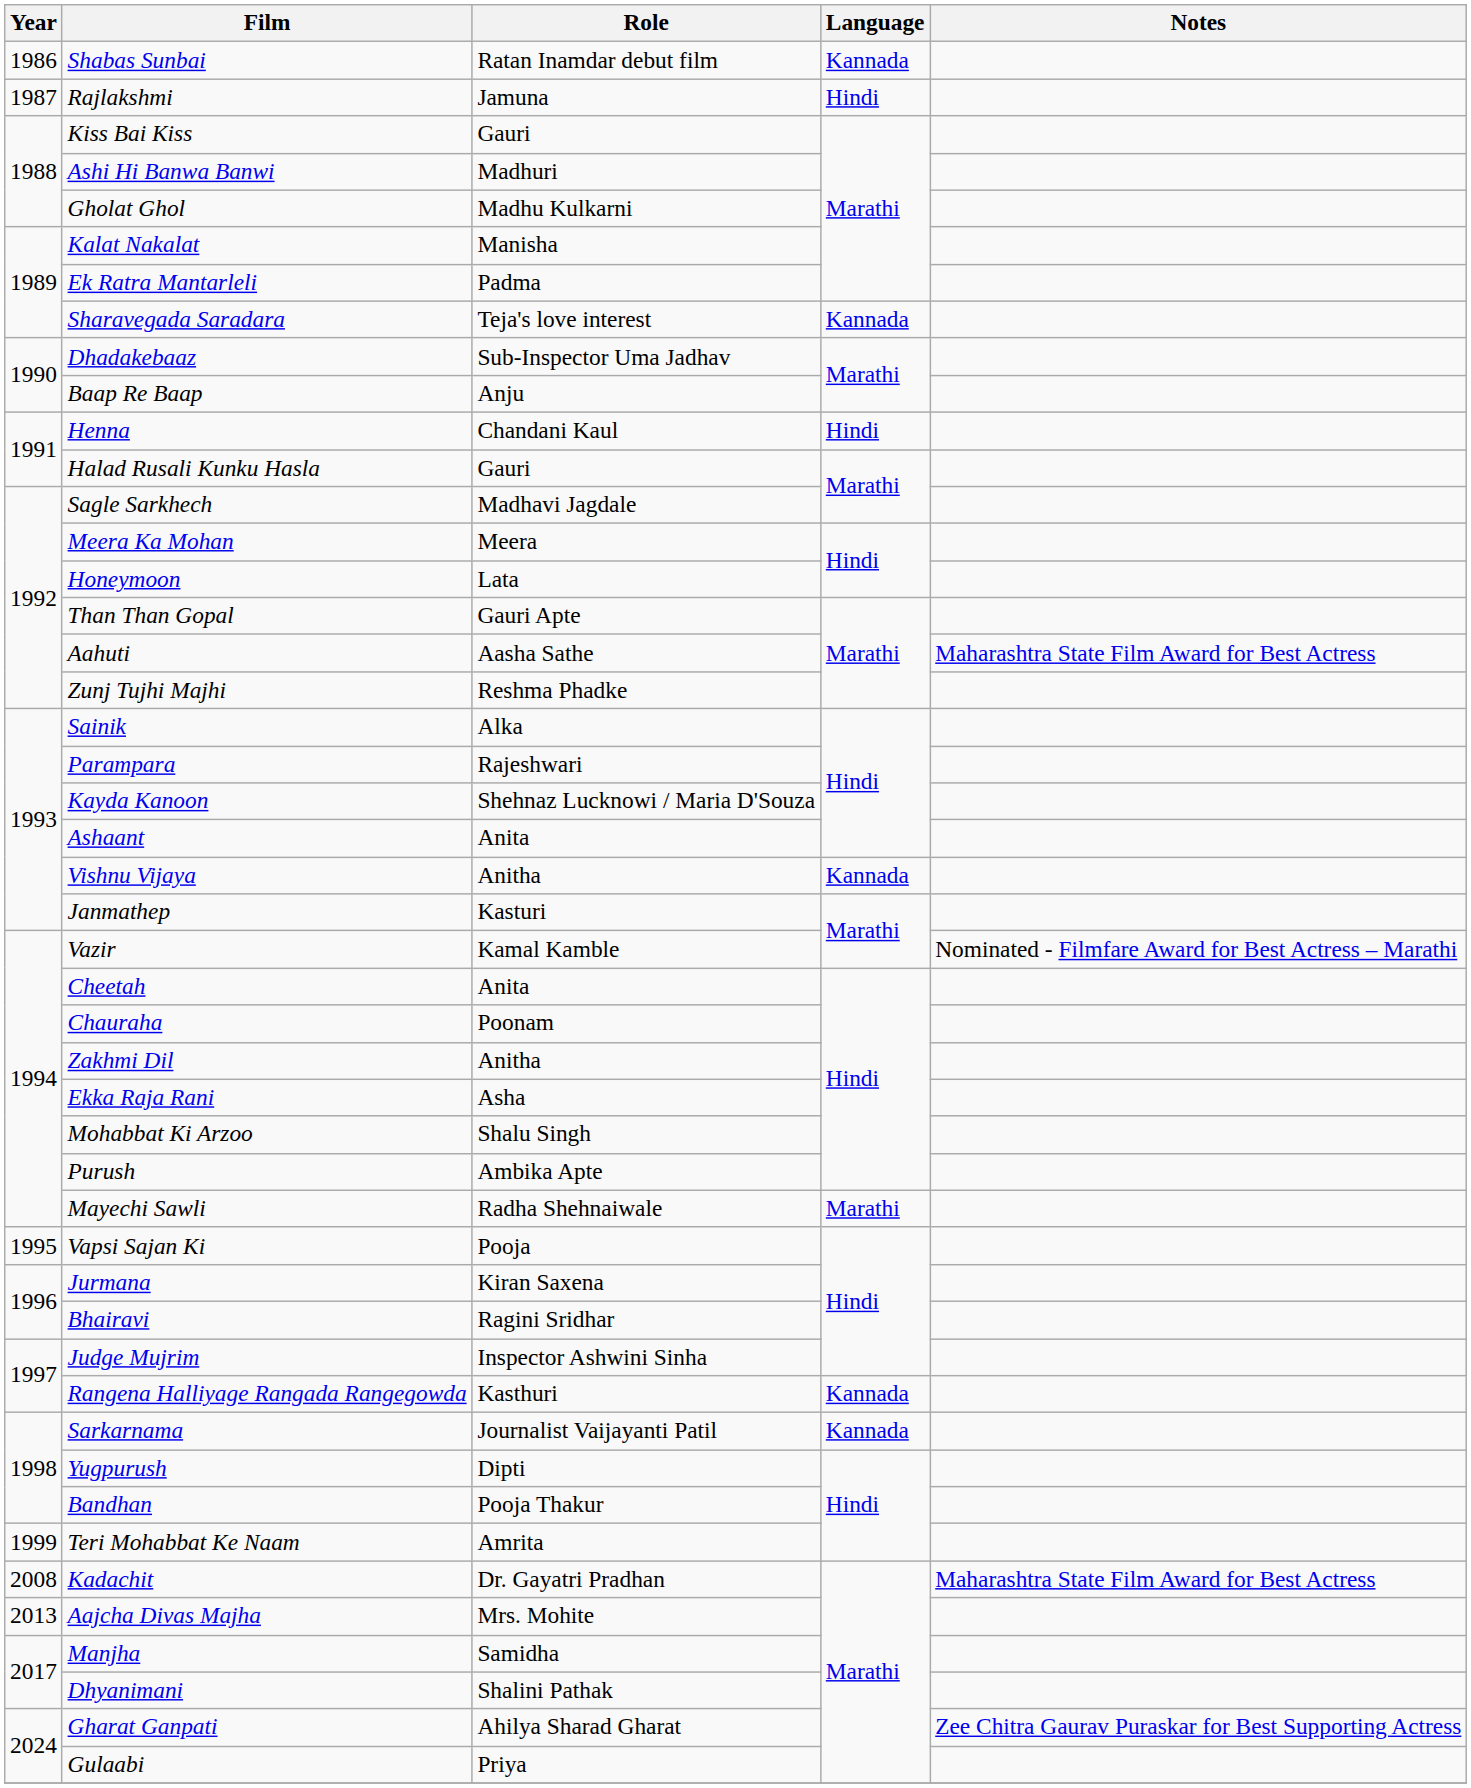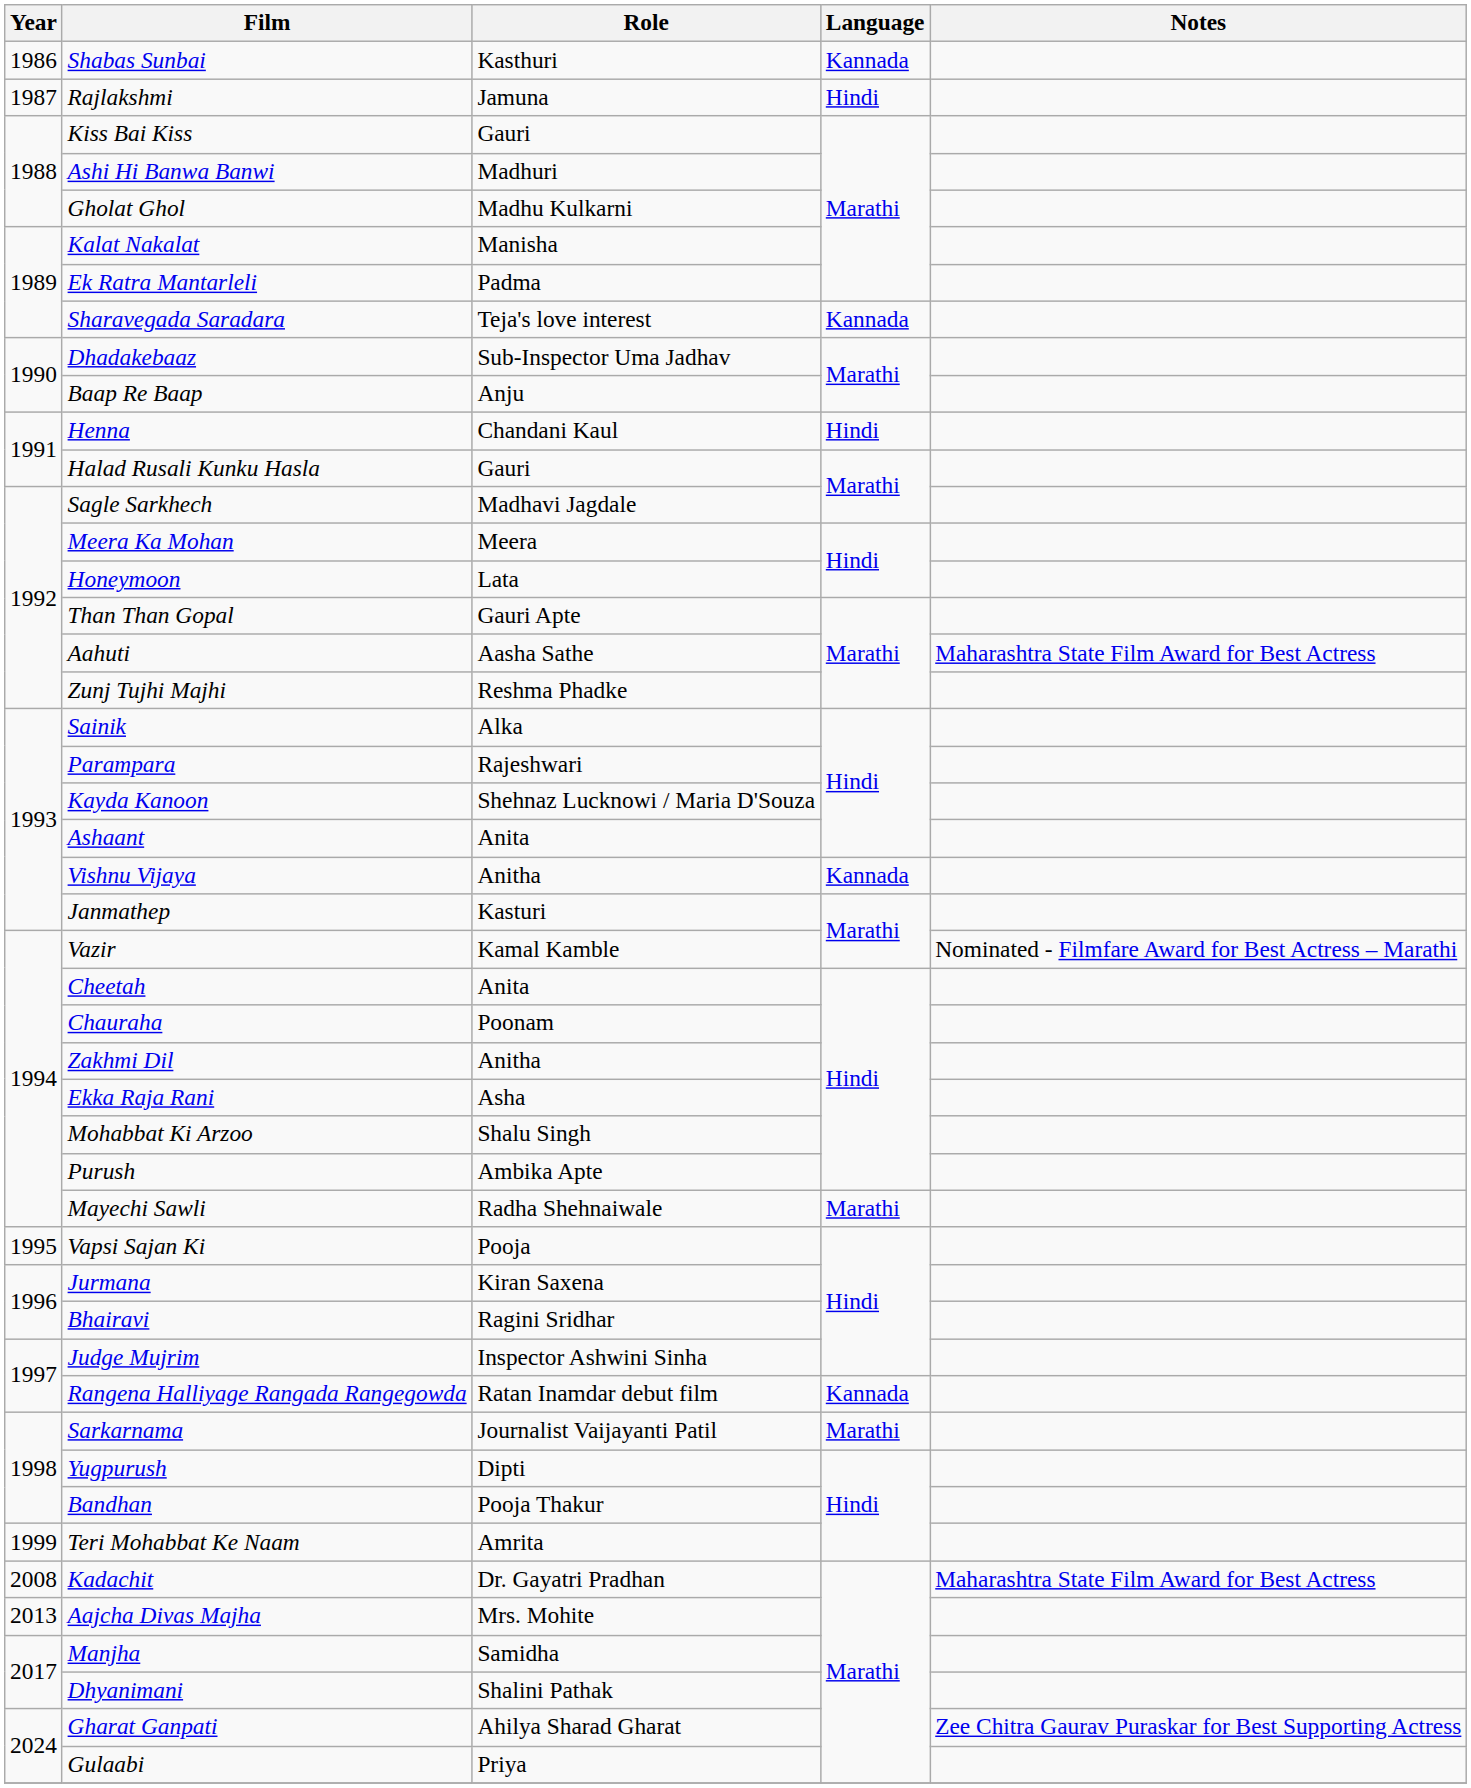(598, 60) Ratan Inamdar debut film -> (518, 60) Kasthuri
(518, 1393) Kasthuri -> (598, 1393) Ratan Inamdar debut film
(867, 1430) Kannada -> (863, 1430) Marathi
